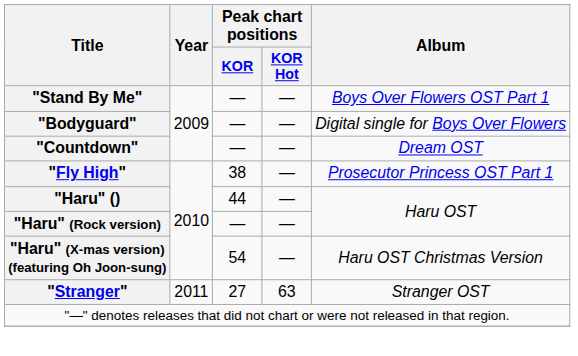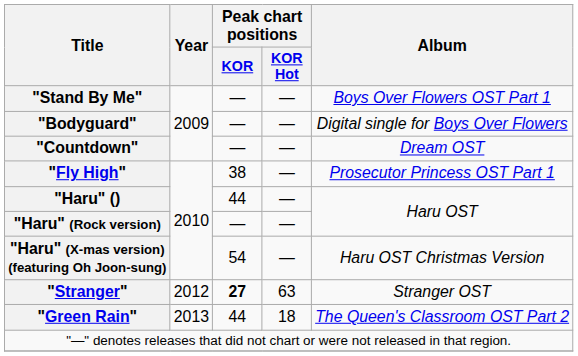(191, 292) 2011 -> (191, 292) 2012
(237, 292) normal -> (237, 292) bold
+ row: (87, 317)
